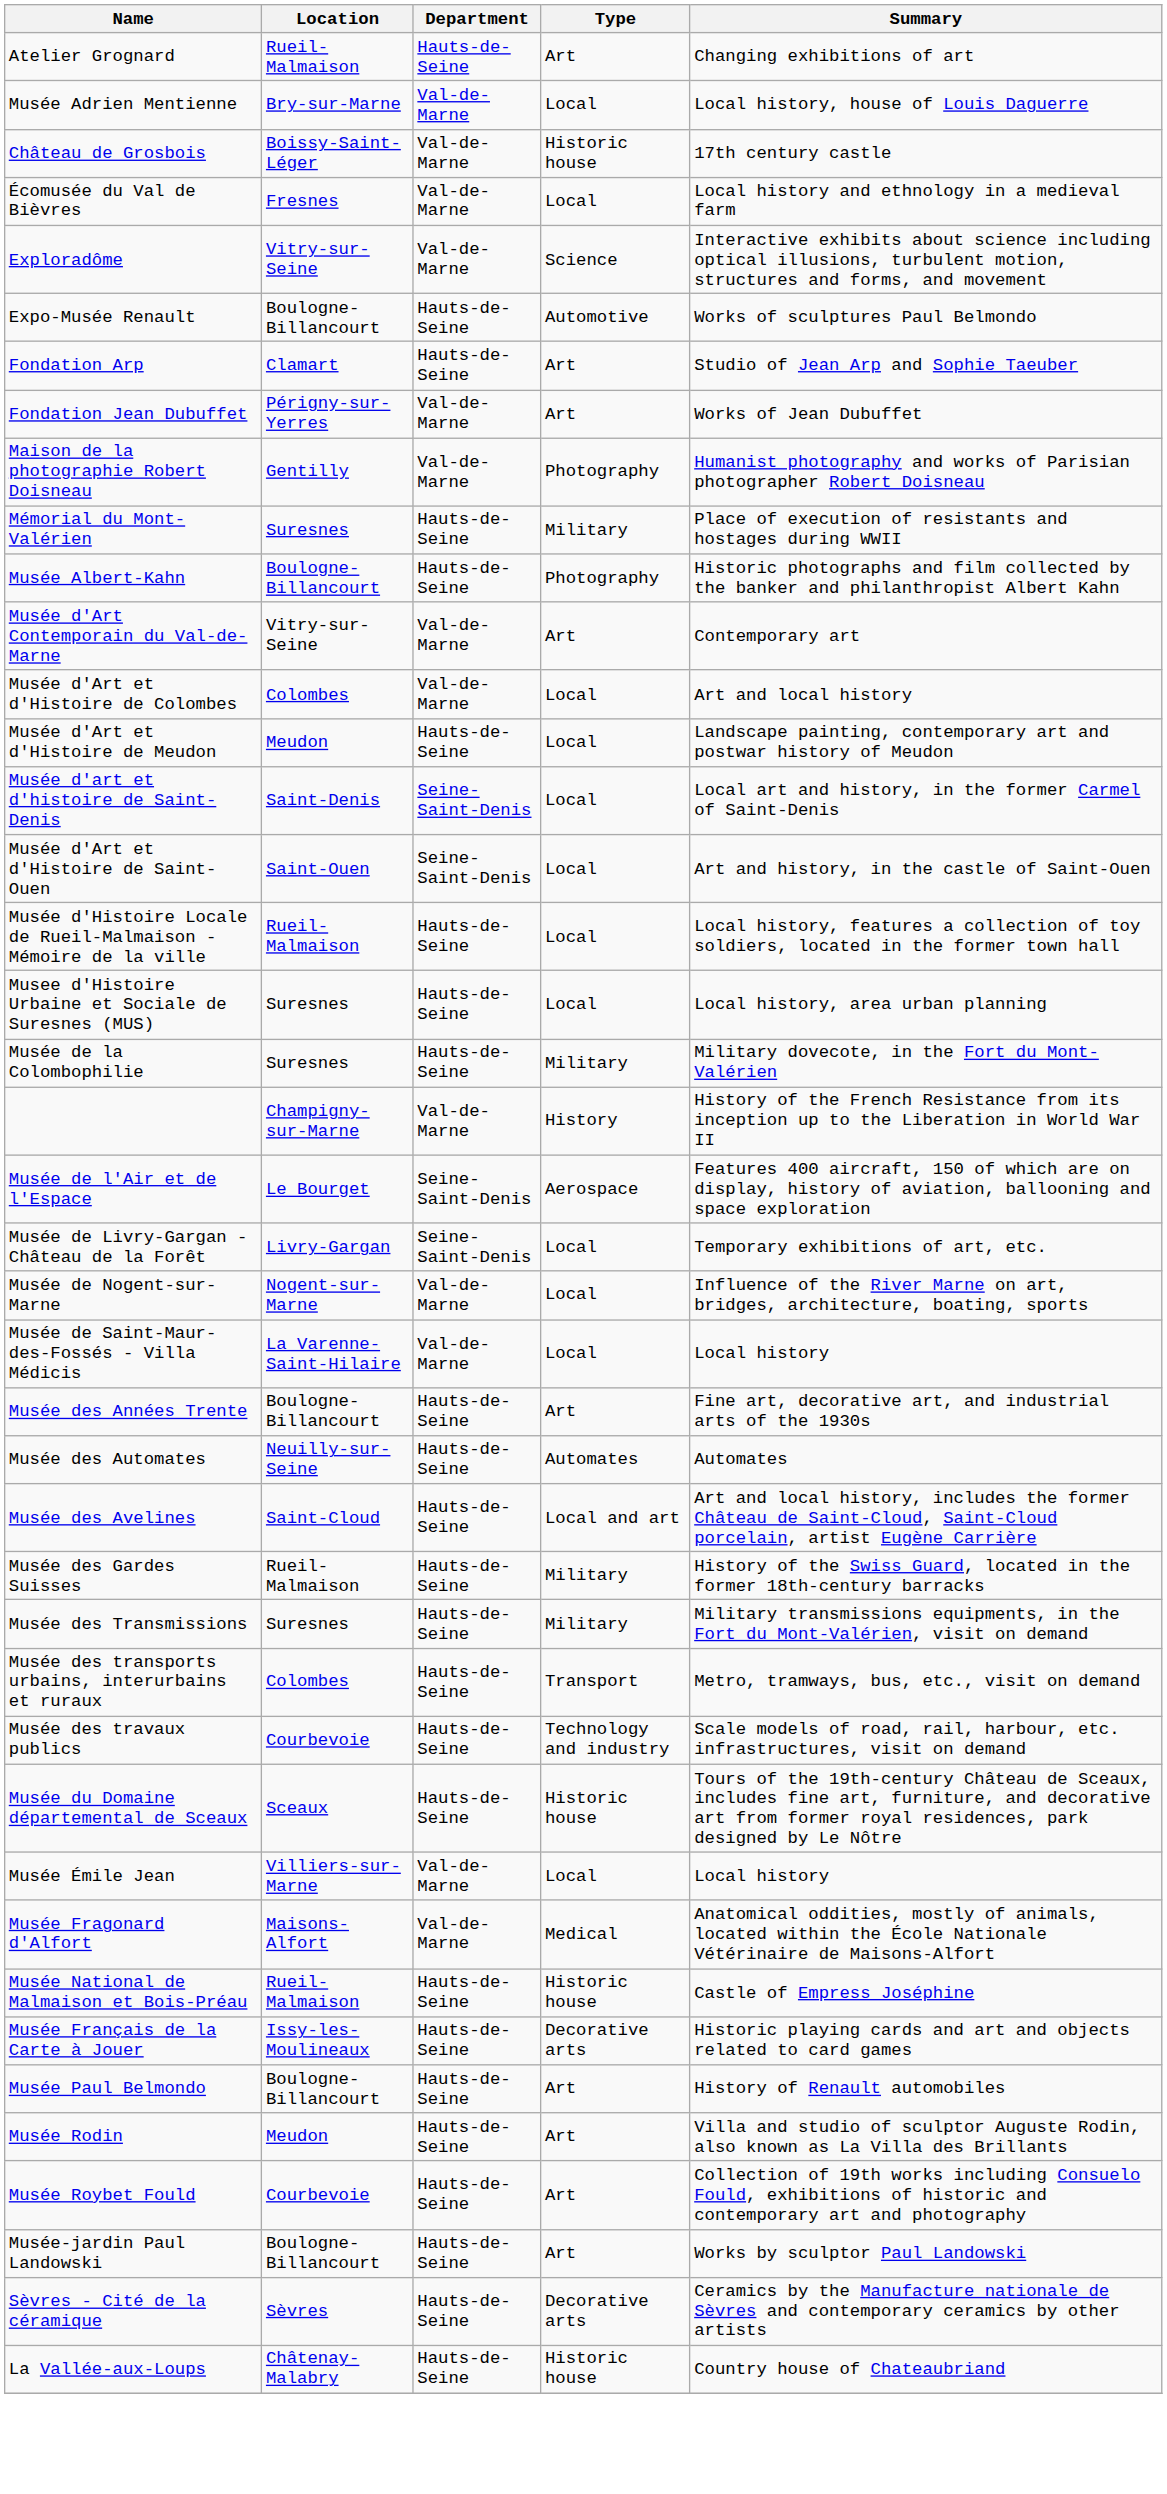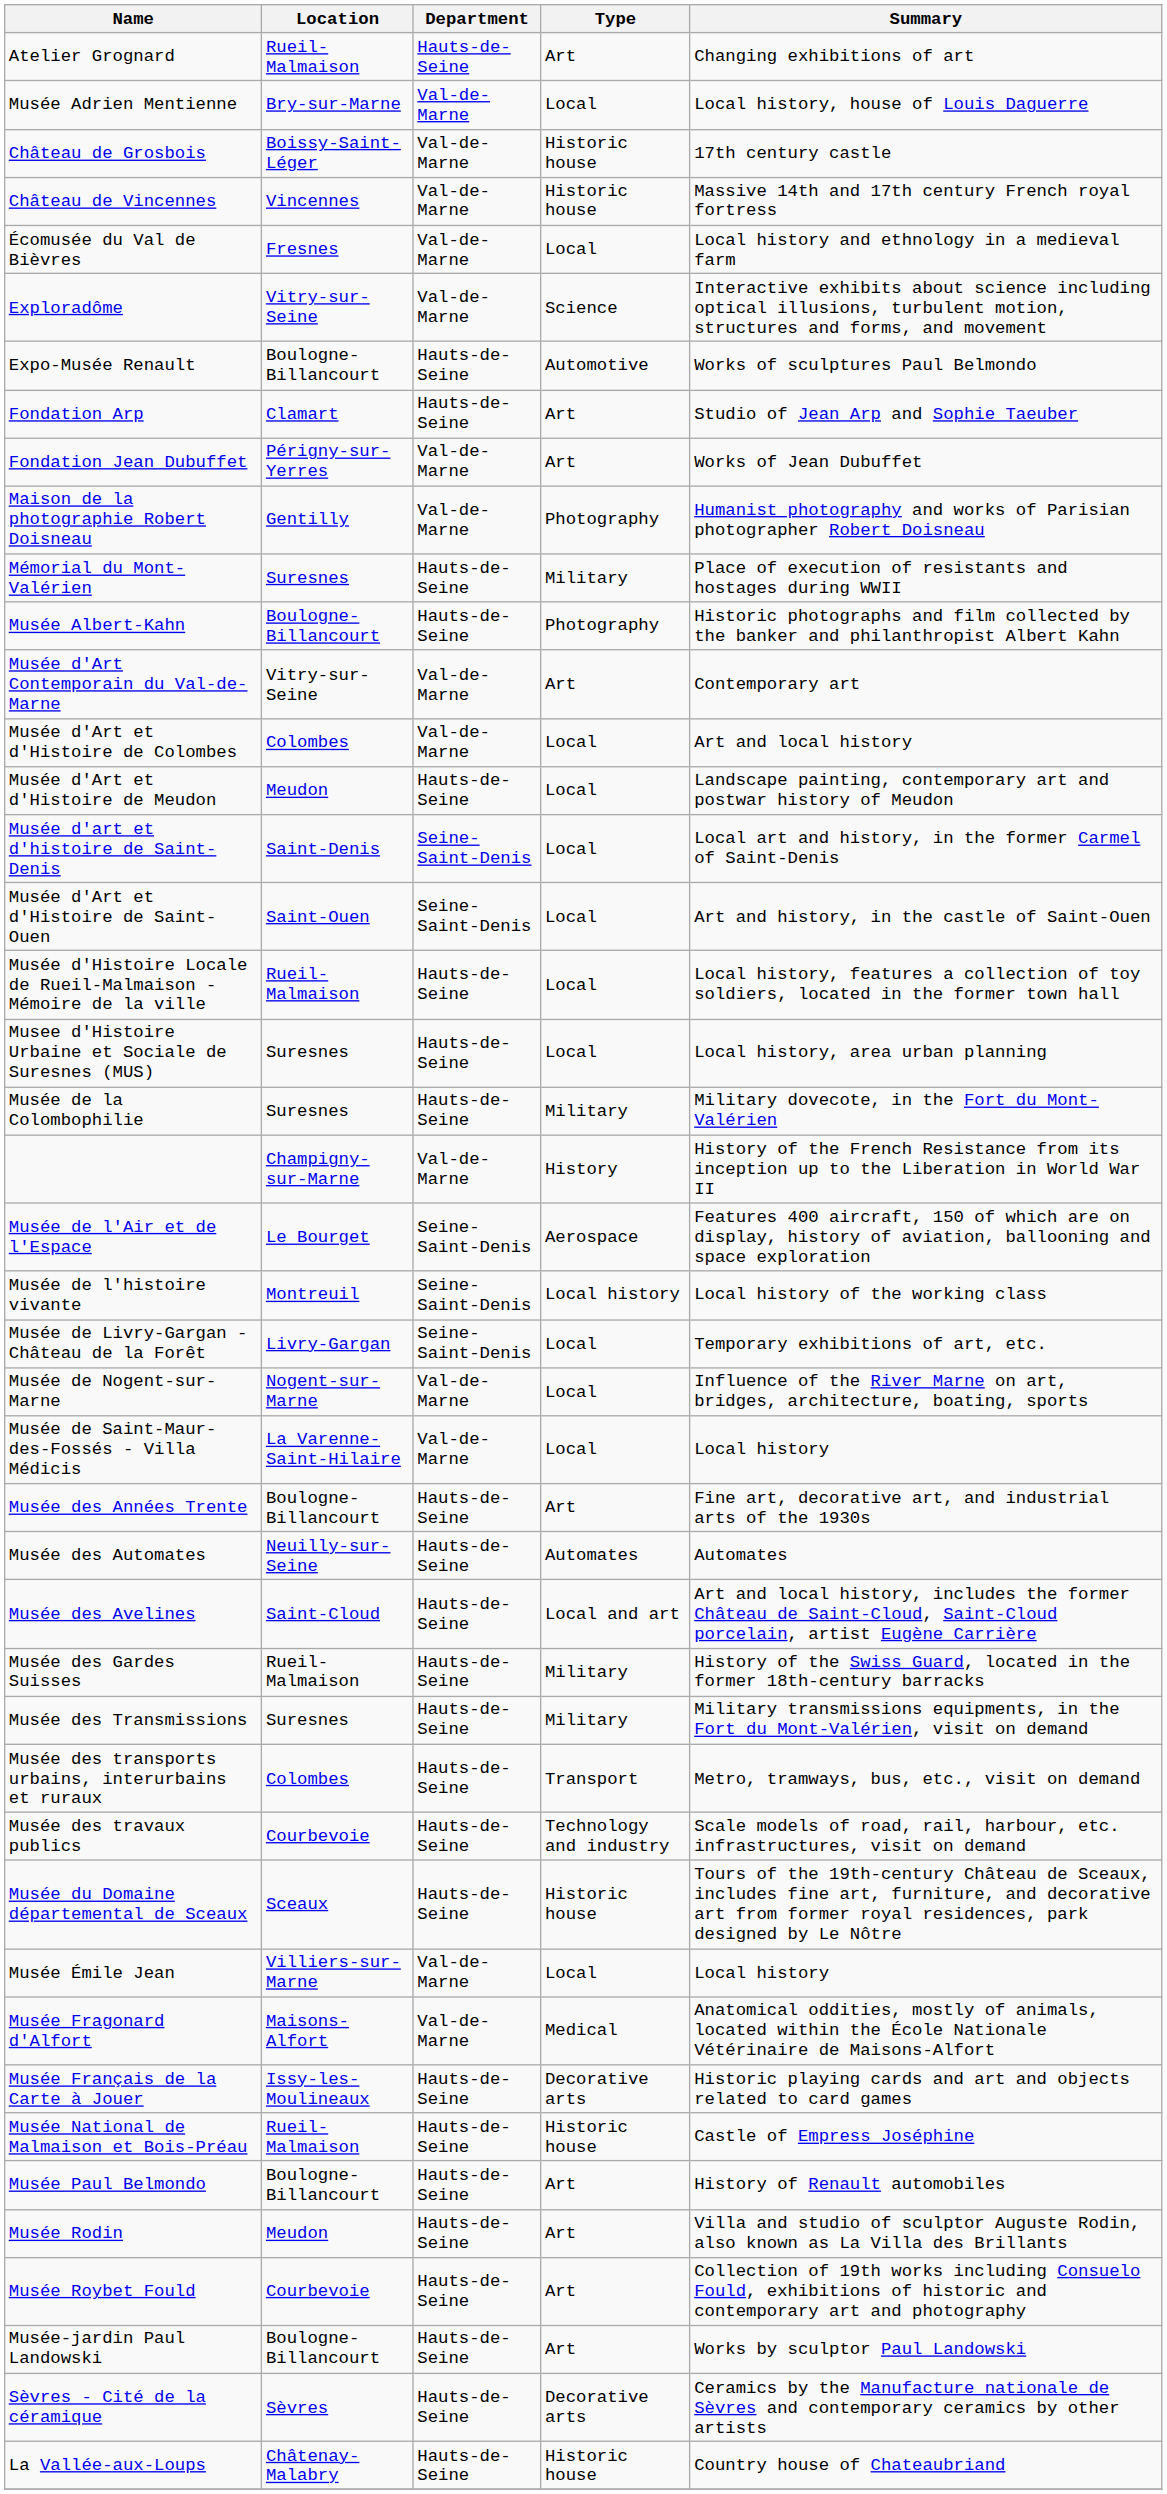+ row: (113, 201)
+ row: (107, 1295)
rows swapped: (113, 2041) <-> (128, 1993)
